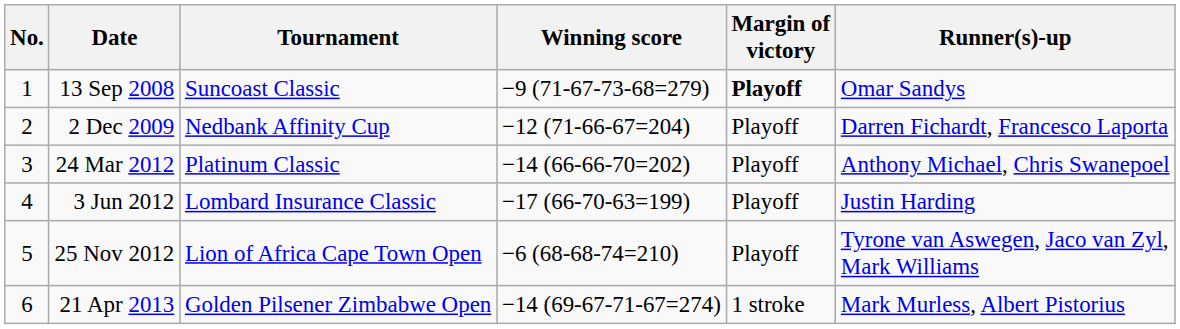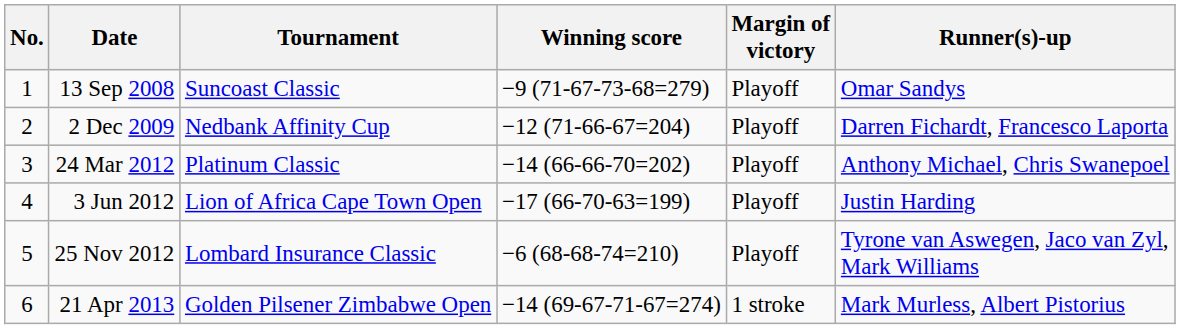(767, 88) bold -> (765, 88) normal
(310, 202) Lombard Insurance Classic -> (333, 202) Lion of Africa Cape Town Open
(333, 253) Lion of Africa Cape Town Open -> (310, 253) Lombard Insurance Classic
